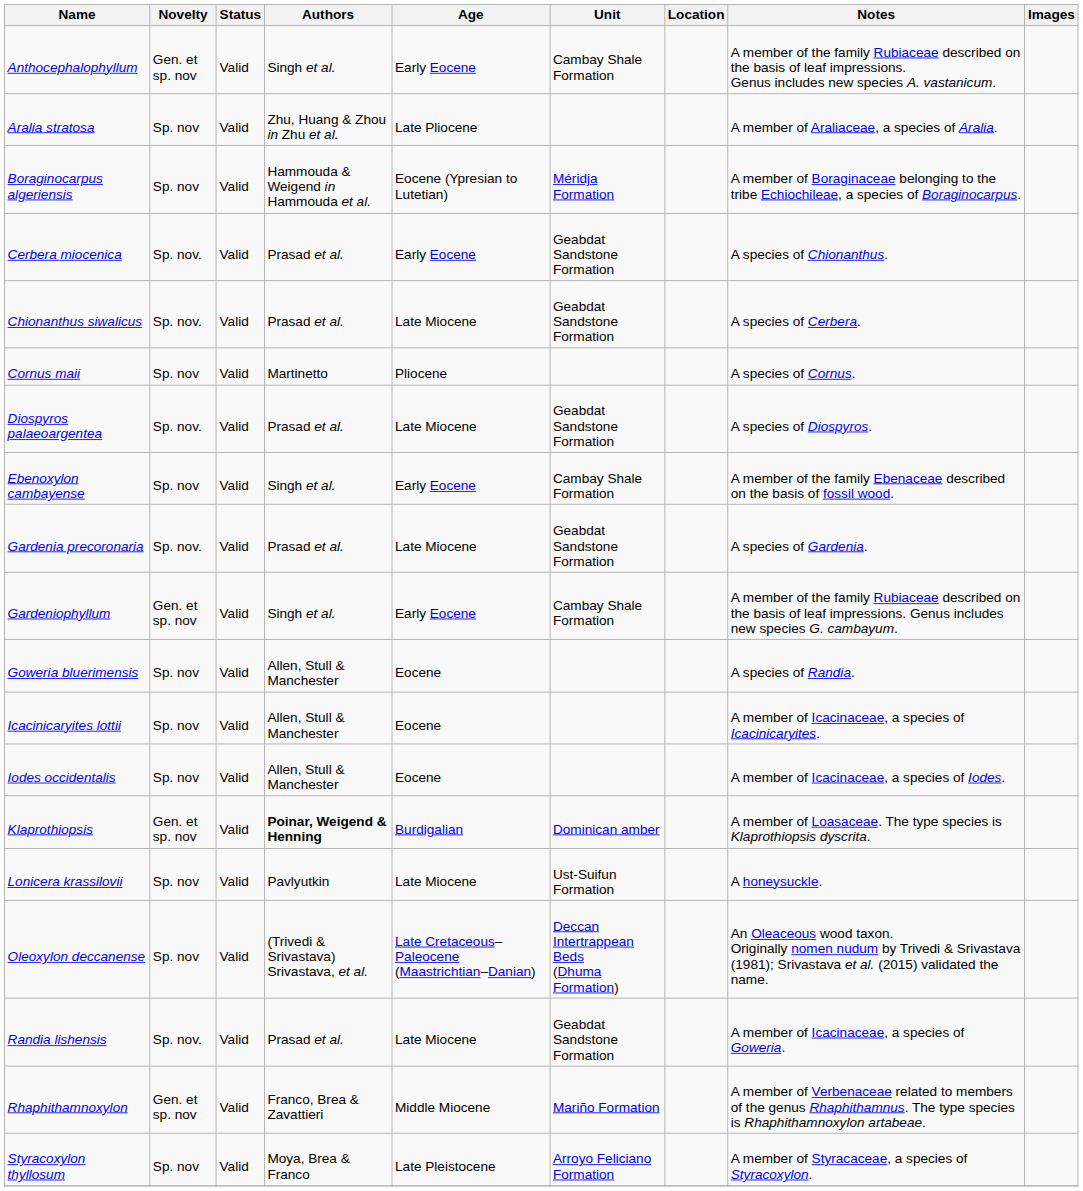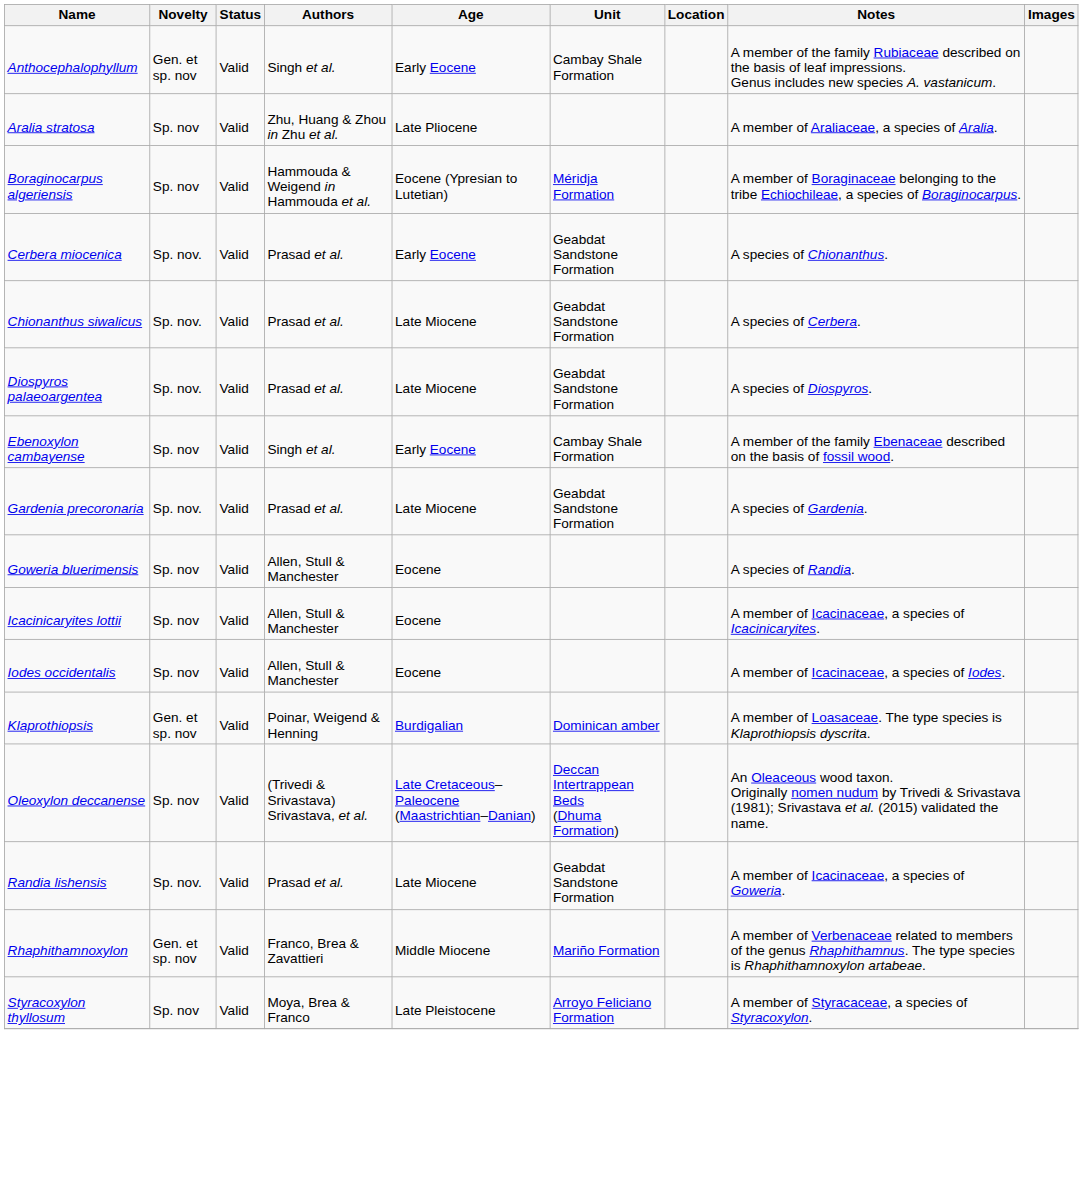- row: (44, 374)
- row: (59, 613)
(327, 829) bold -> (324, 725) normal
- row: (65, 881)
